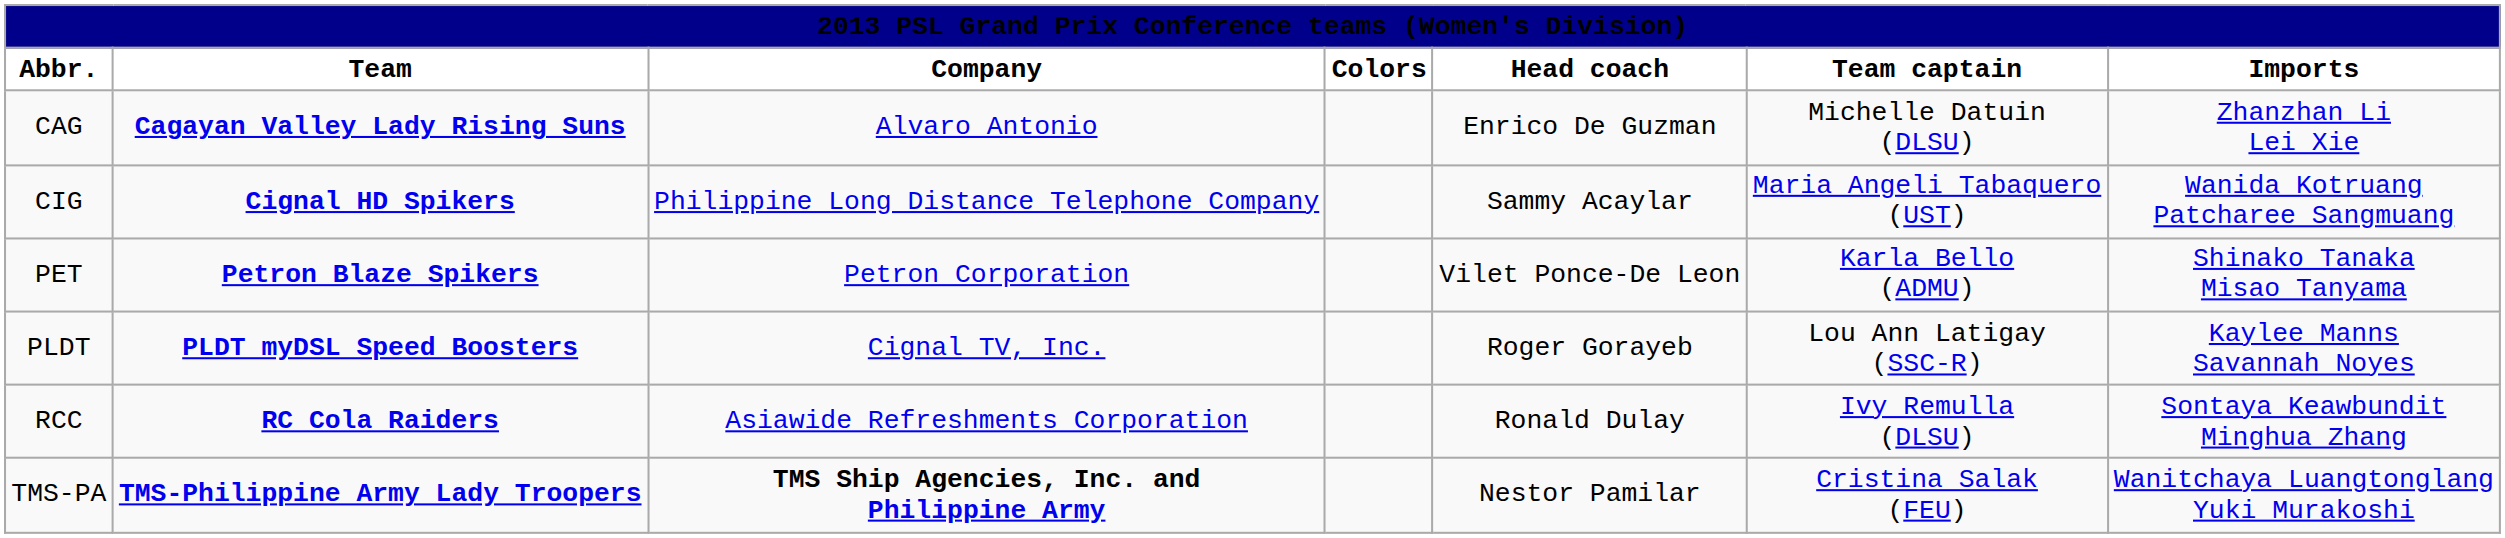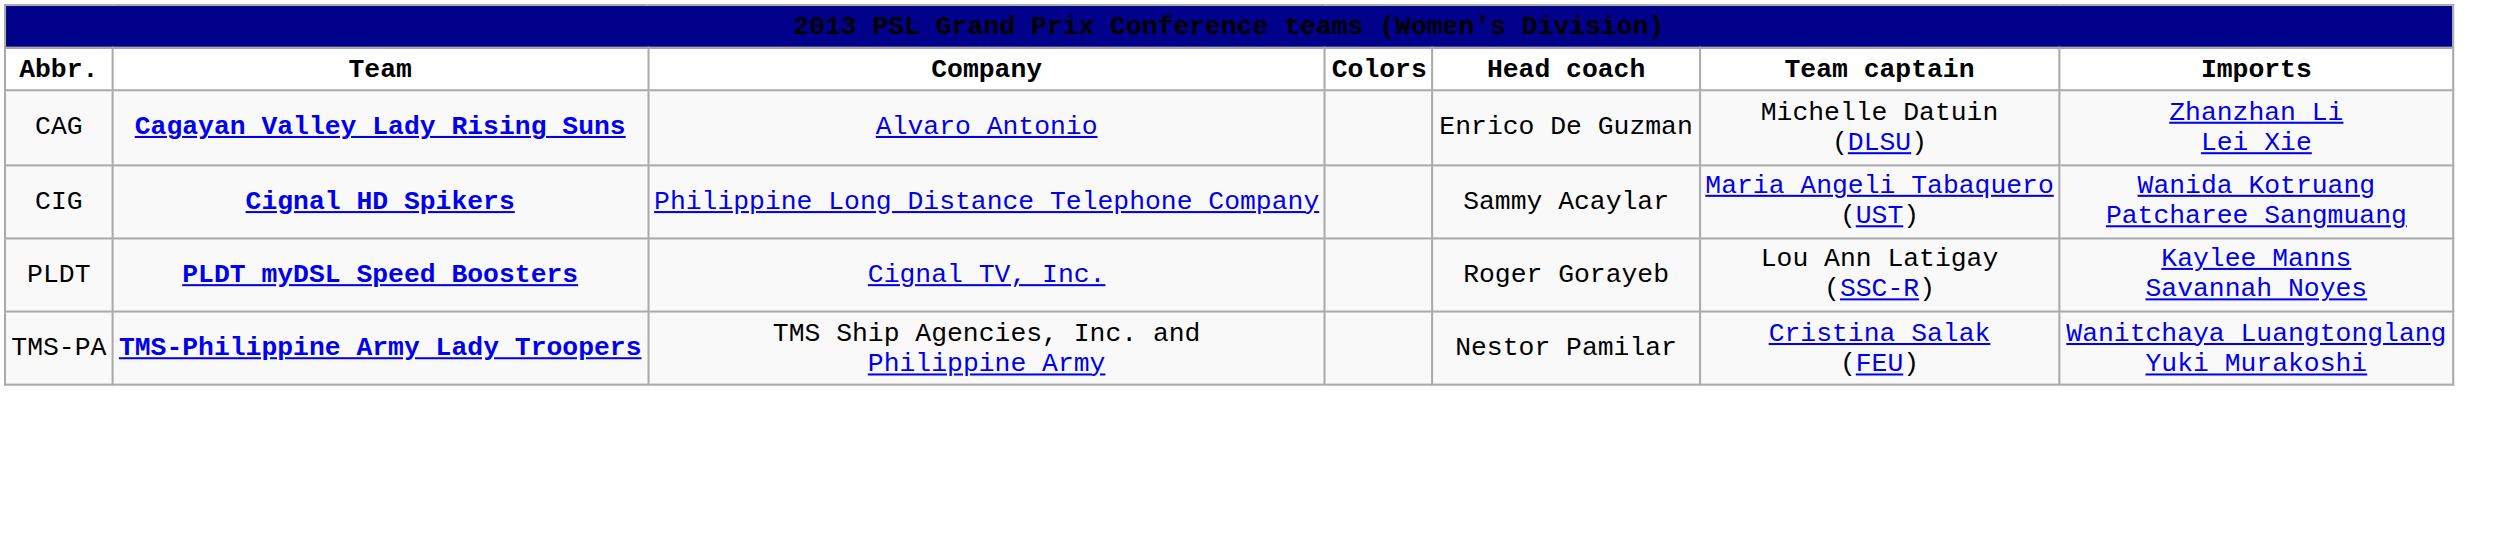- row: (59, 275)
- row: (59, 422)
(987, 495) bold -> (987, 348) normal
